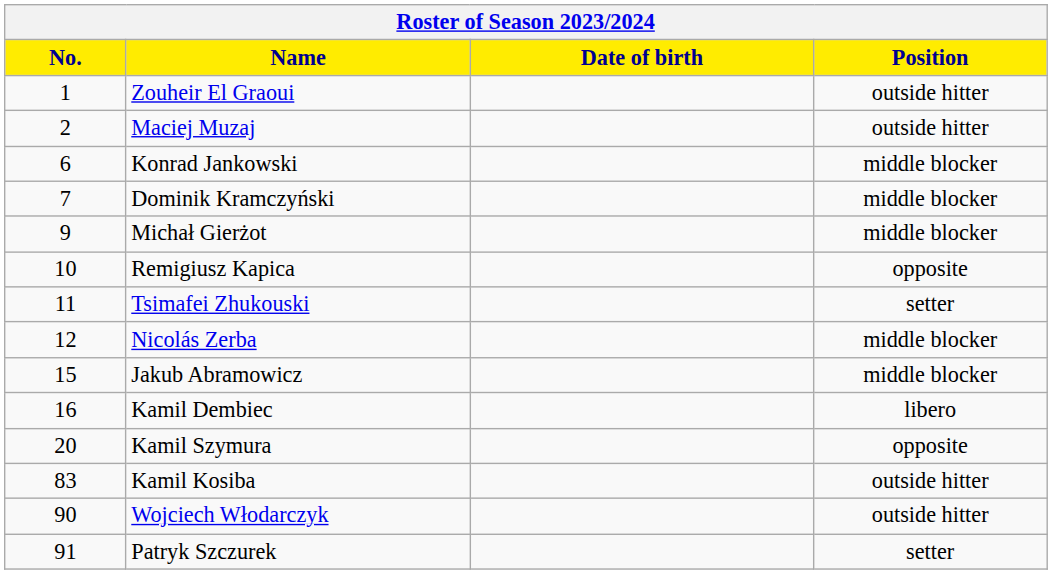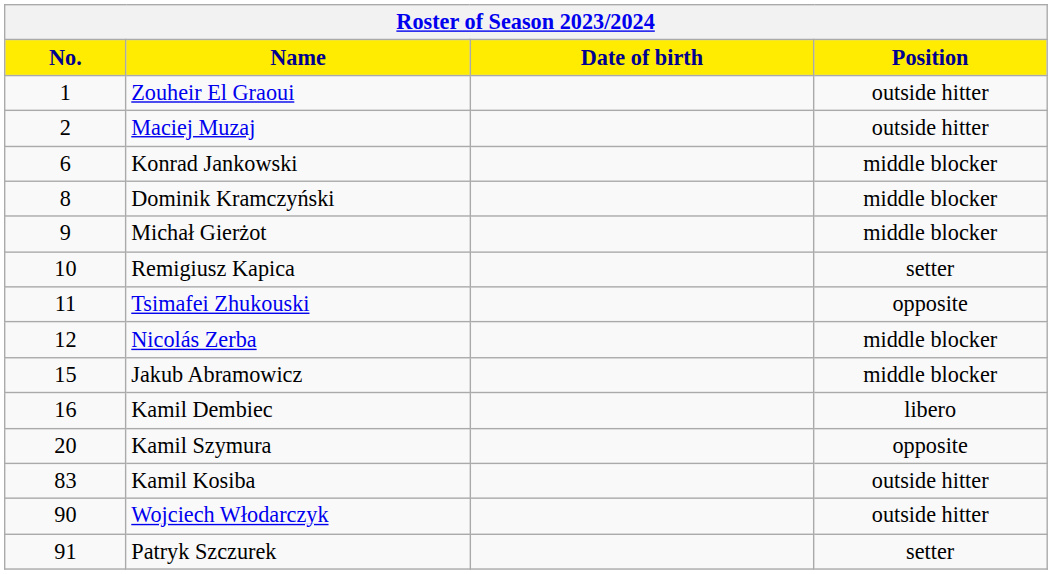(65, 198) 7 -> (65, 198) 8
(930, 269) opposite -> (930, 269) setter
(930, 304) setter -> (930, 304) opposite
